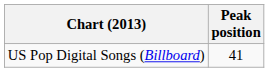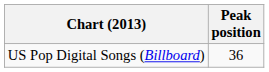(236, 55) 41 -> (236, 55) 36
